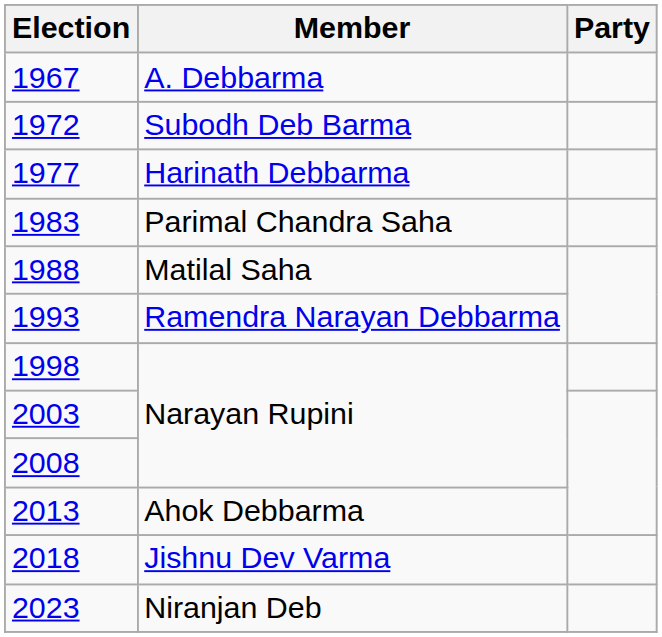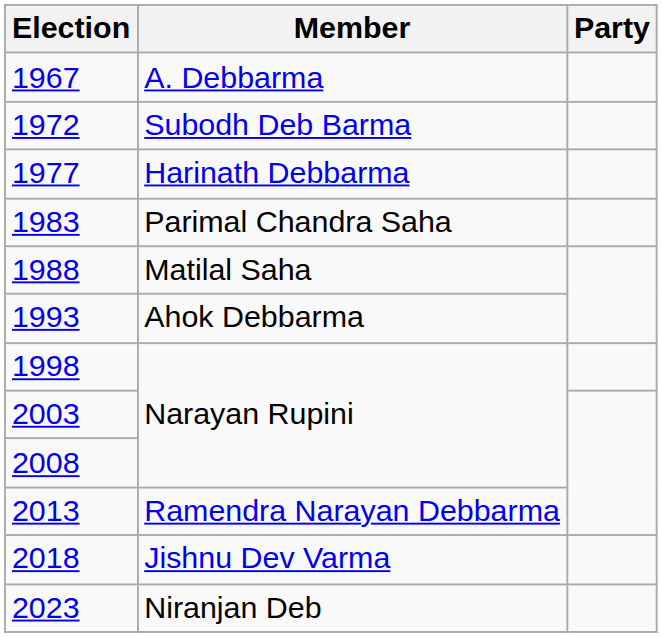(352, 317) Ramendra Narayan Debbarma -> (254, 317) Ahok Debbarma
(254, 510) Ahok Debbarma -> (352, 510) Ramendra Narayan Debbarma
